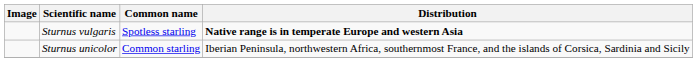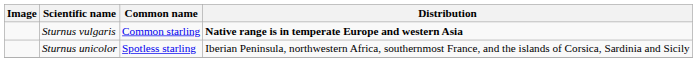(159, 31) Spotless starling -> (161, 31) Common starling
(161, 48) Common starling -> (159, 48) Spotless starling
